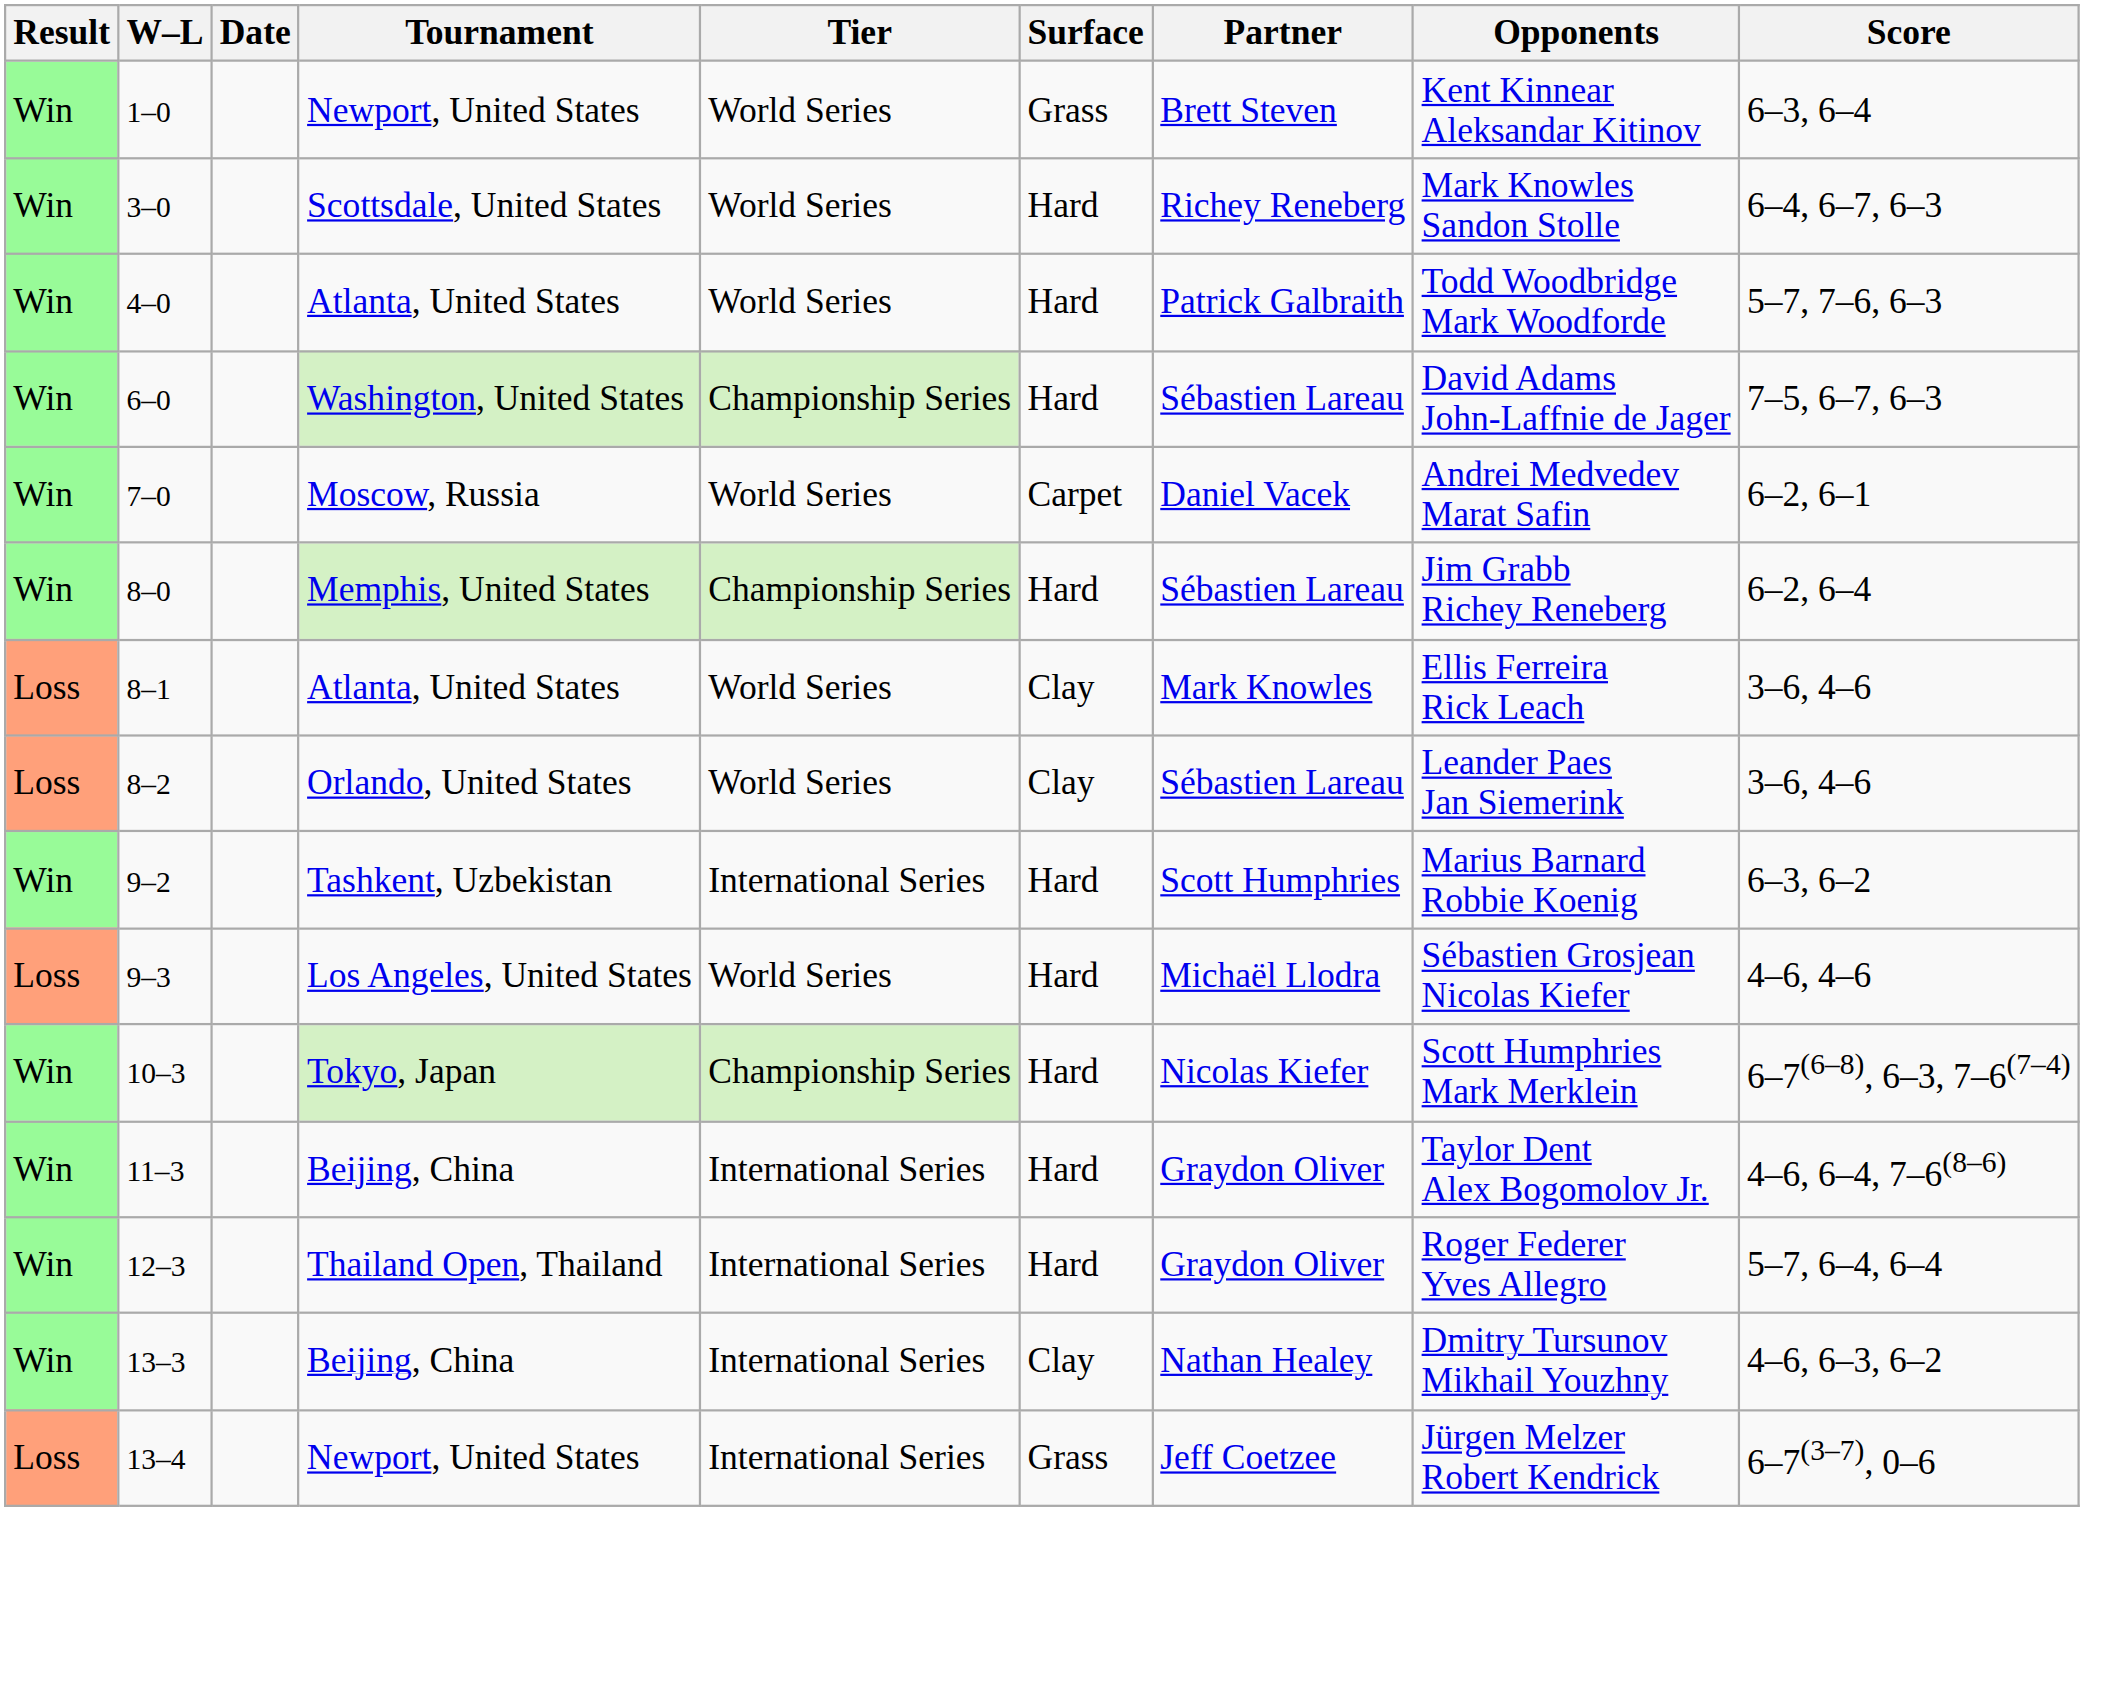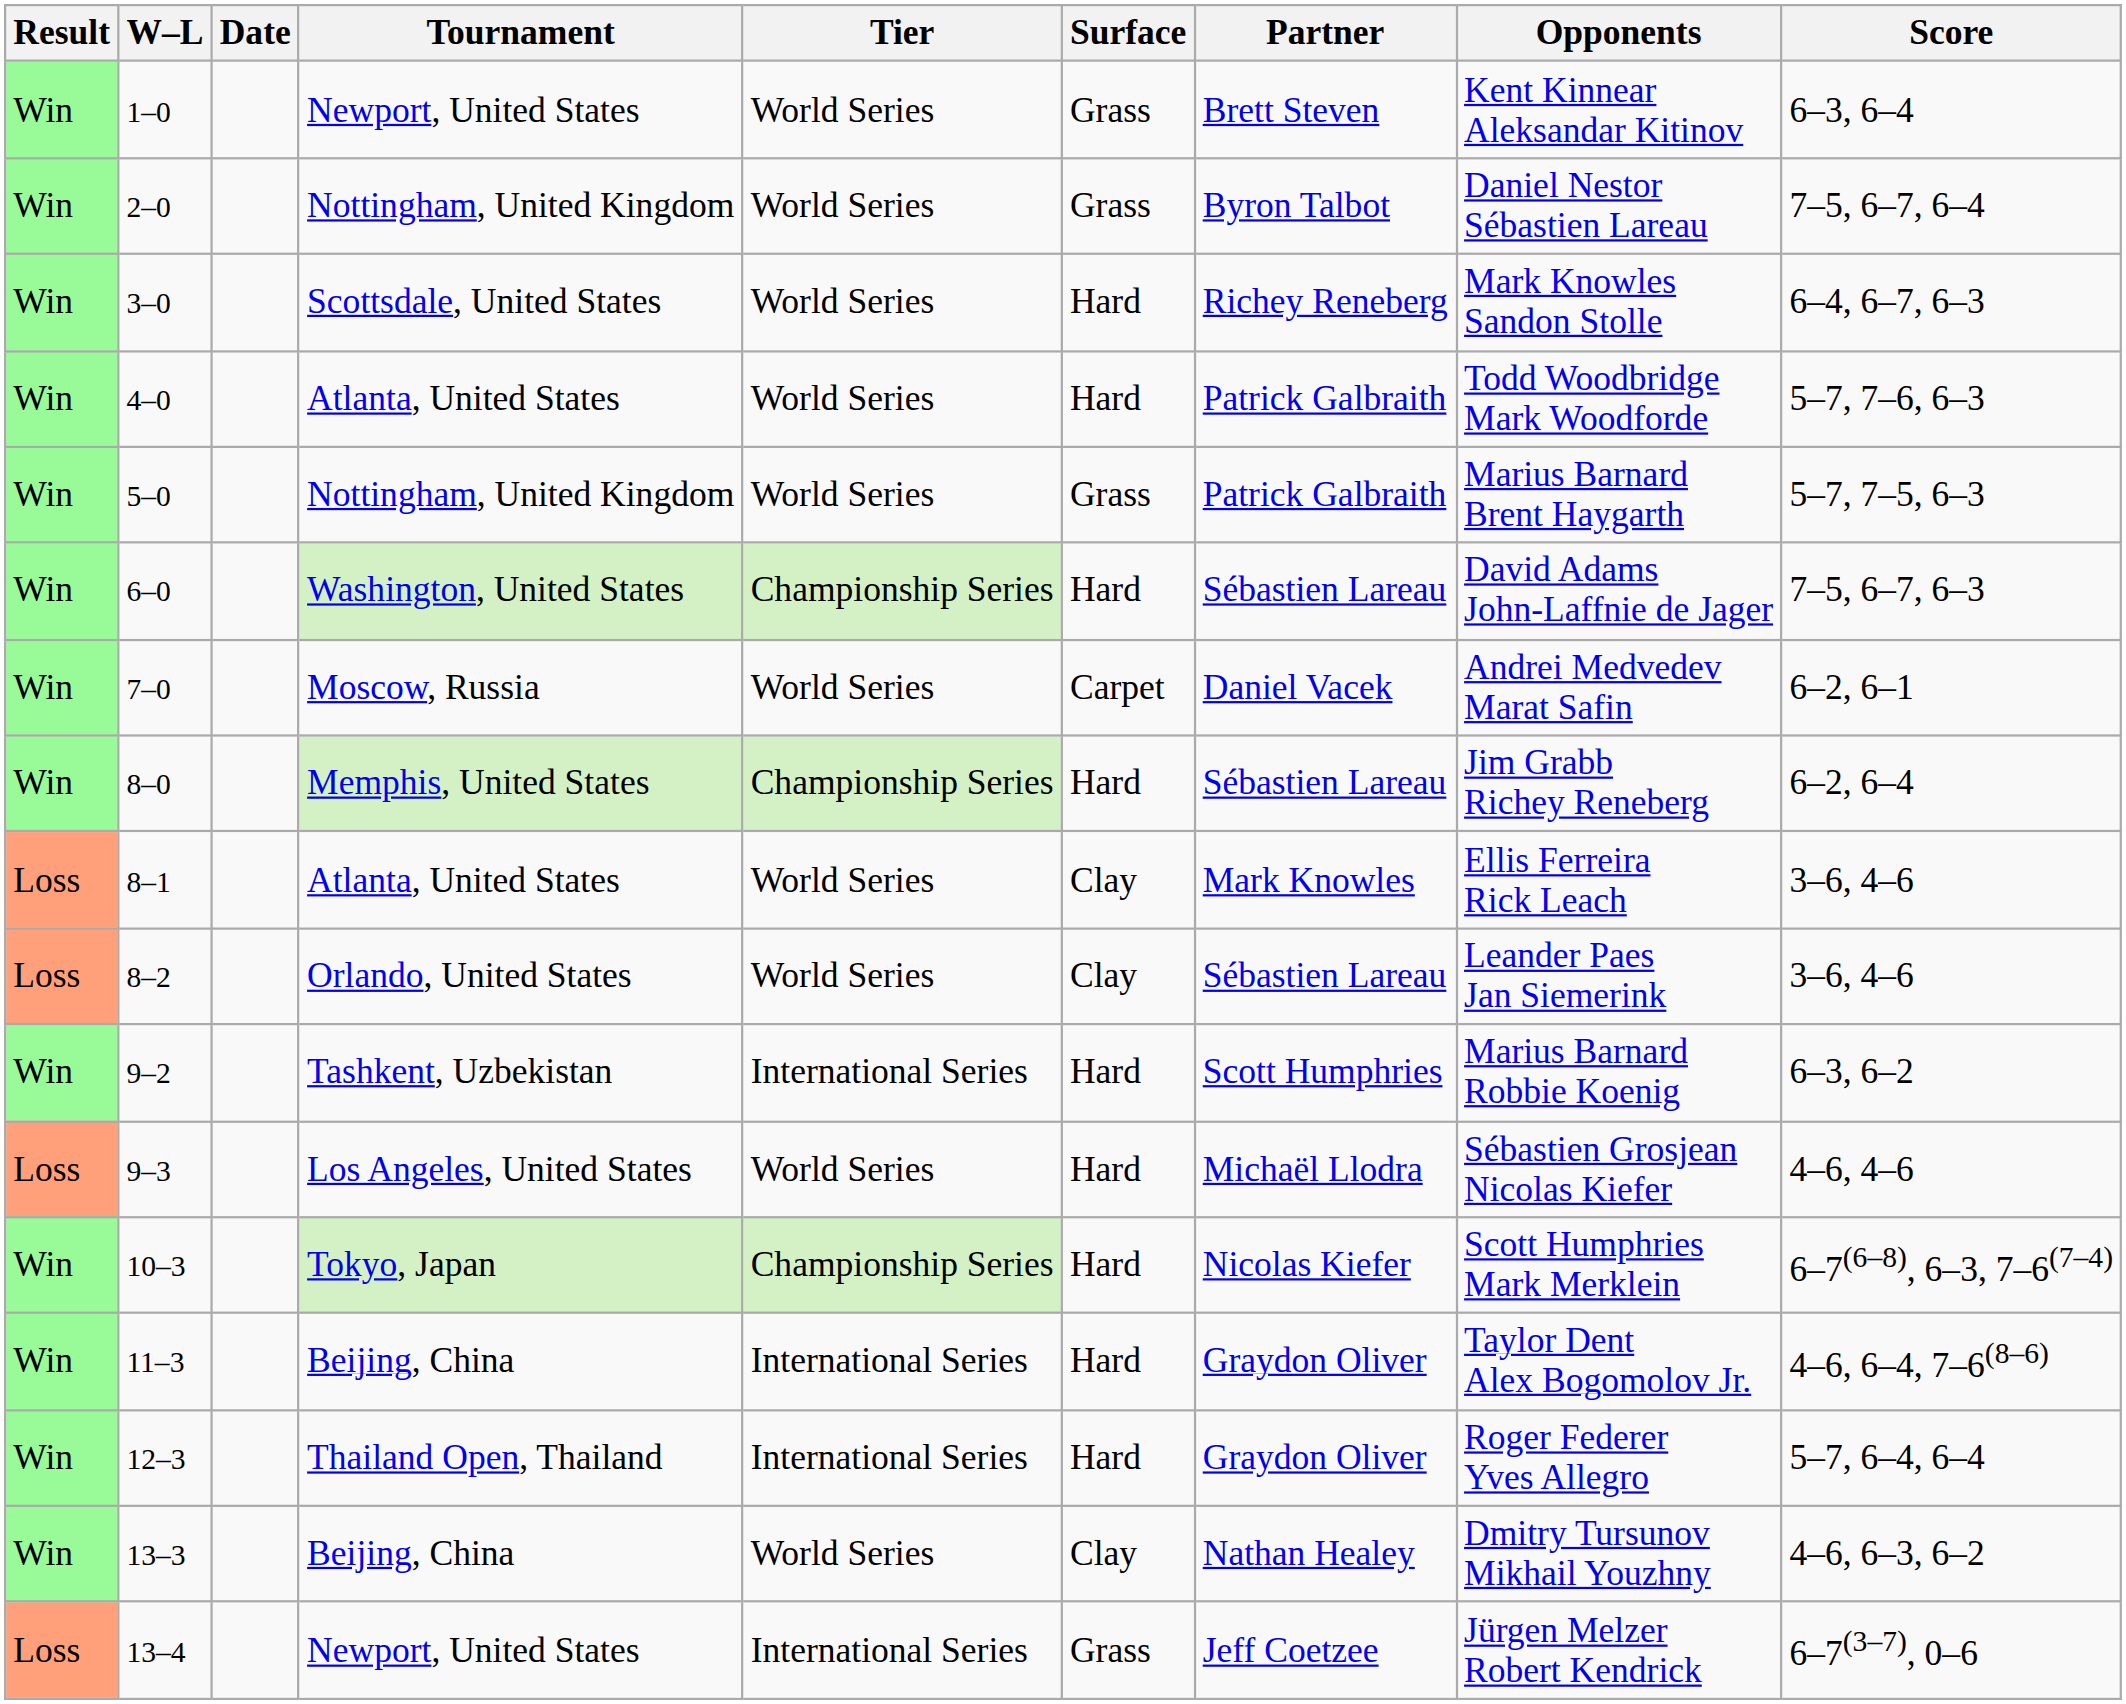+ row: (149, 207)
+ row: (149, 496)
(847, 1360) International Series -> (842, 1553) World Series
